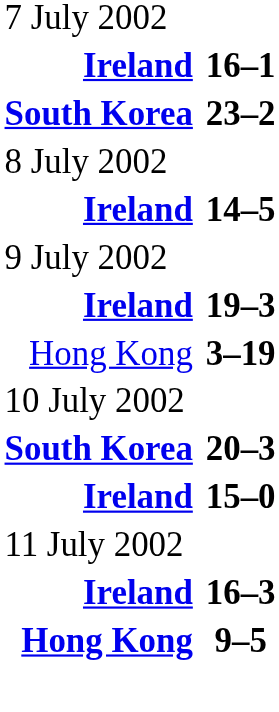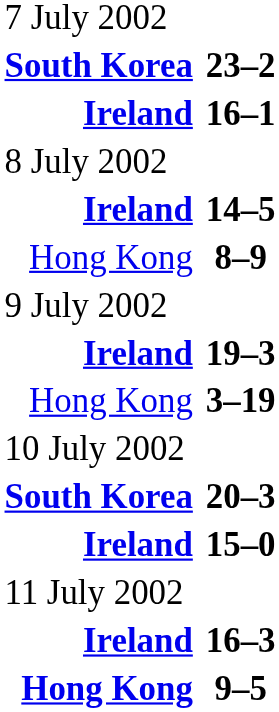rows swapped: (138, 65) <-> (99, 113)
+ row: (111, 257)
